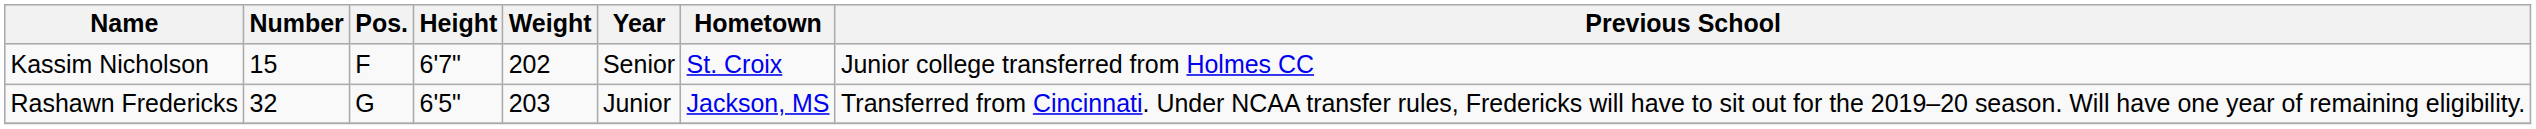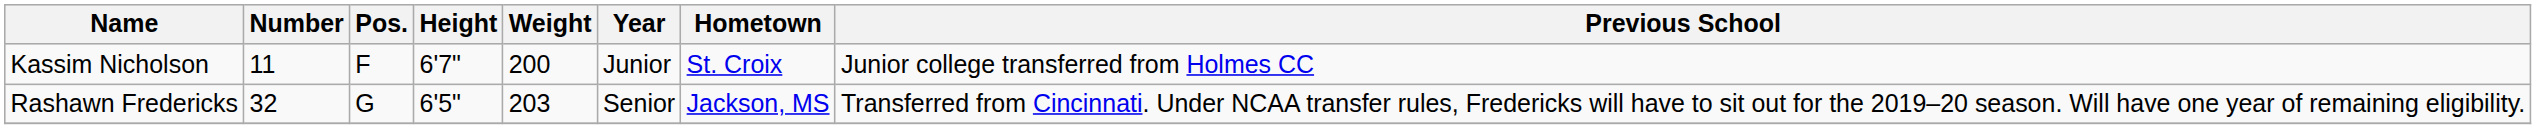(263, 63) 15 -> (262, 63) 11
(530, 63) 202 -> (530, 63) 200
(639, 63) Senior -> (637, 63) Junior
(637, 103) Junior -> (639, 103) Senior
